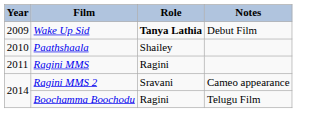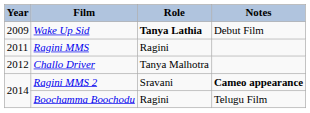- row: (61, 47)
+ row: (64, 64)
(248, 82) normal -> (258, 82) bold
